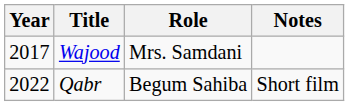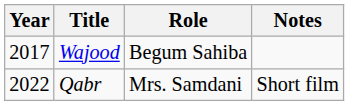(186, 52) Mrs. Samdani -> (188, 52) Begum Sahiba
(188, 84) Begum Sahiba -> (186, 84) Mrs. Samdani
